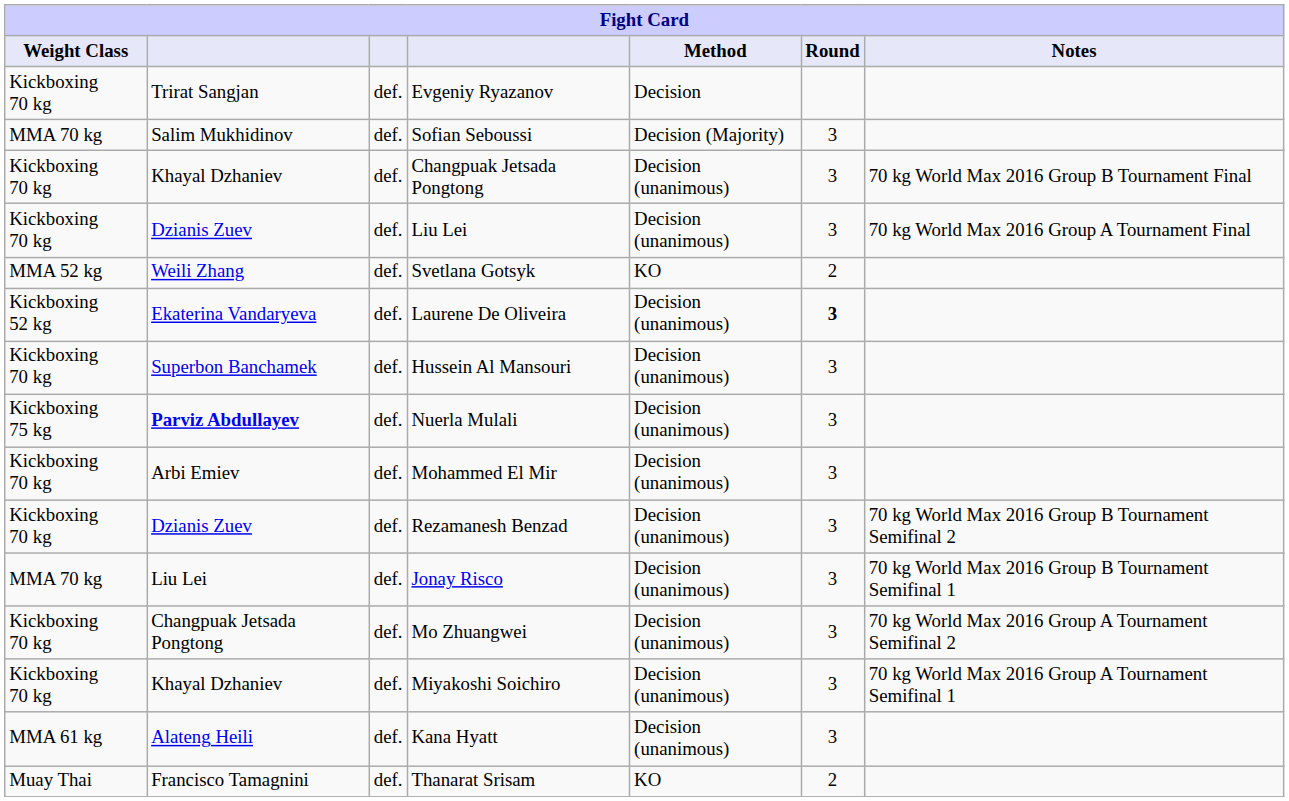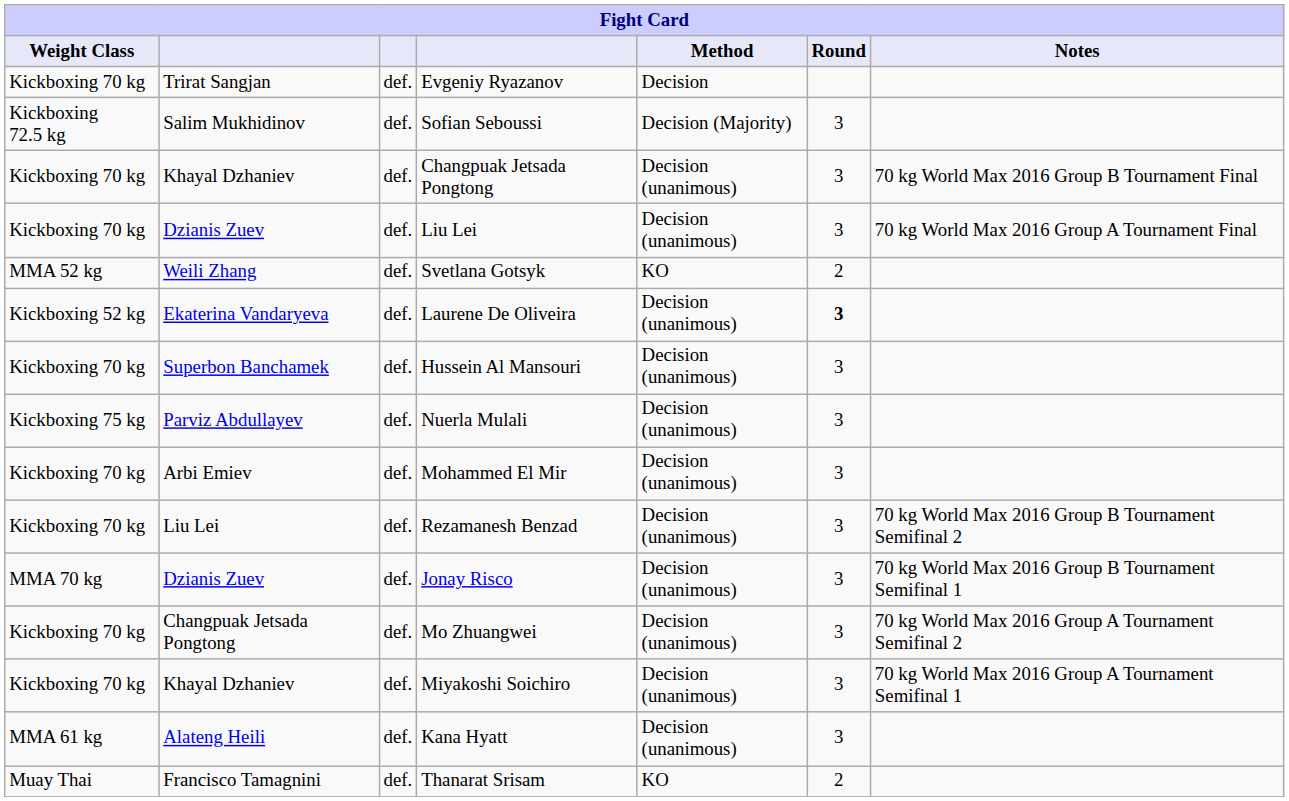(56, 134) MMA 70 kg -> (54, 123) Kickboxing 72.5 kg
(225, 420) bold -> (233, 420) normal
(202, 526) Dzianis Zuev -> (191, 526) Liu Lei
(179, 579) Liu Lei -> (214, 579) Dzianis Zuev
